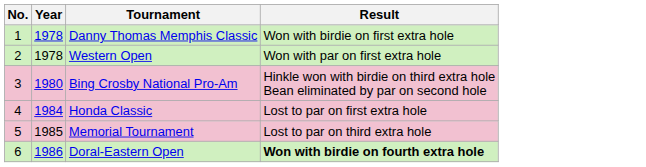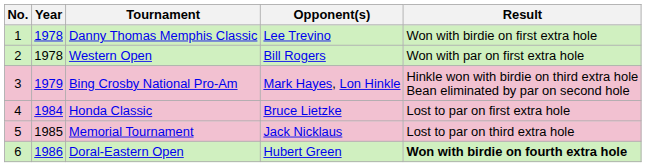+ column: (332, 15)
(49, 83) 1980 -> (49, 83) 1979
